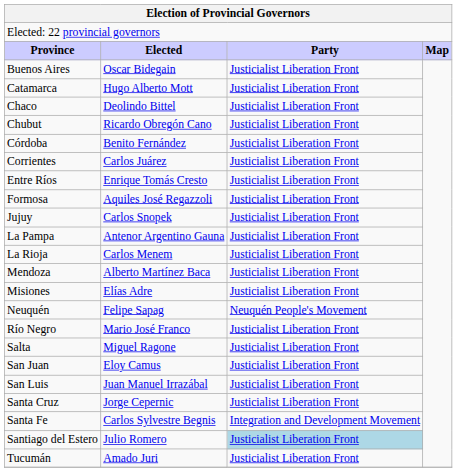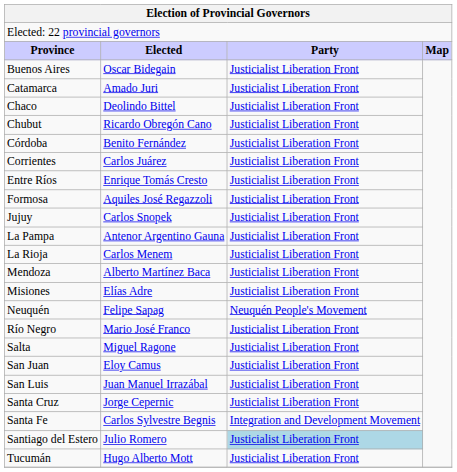(148, 87) Hugo Alberto Mott -> (131, 87) Amado Juri
(131, 458) Amado Juri -> (148, 458) Hugo Alberto Mott
